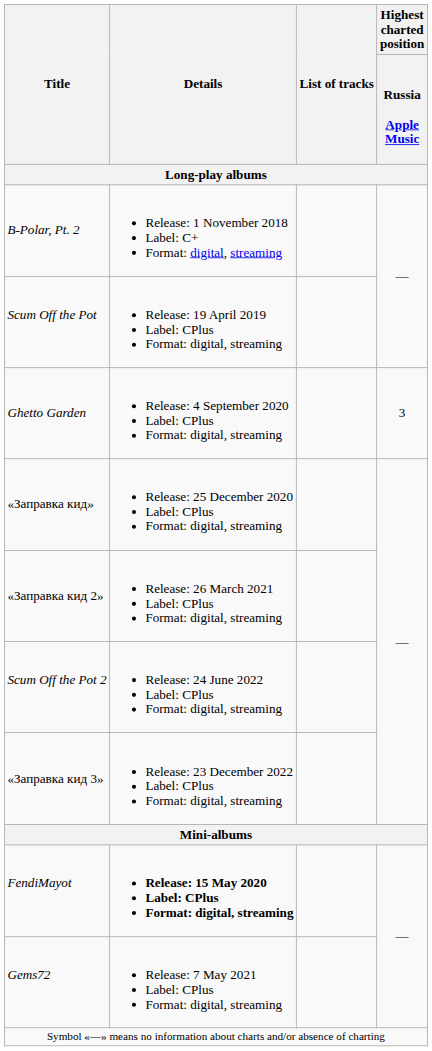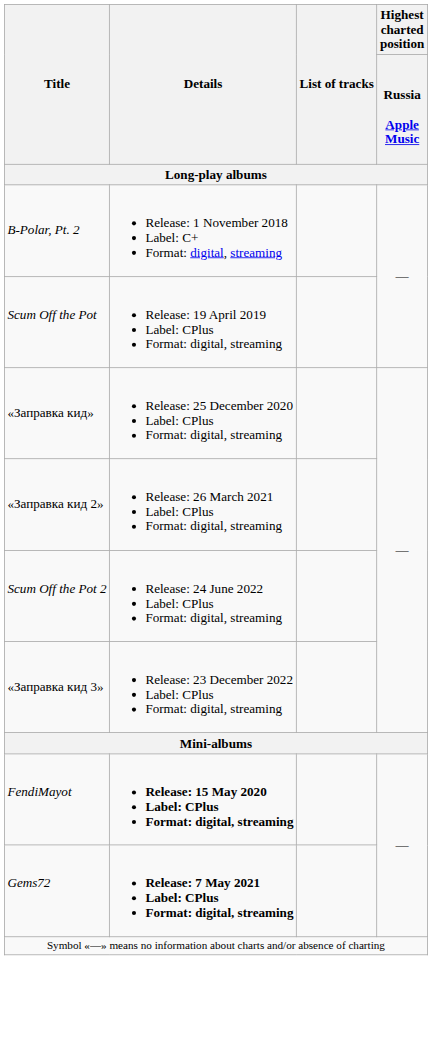- row: (47, 413)
(203, 989) normal -> (203, 898) bold
